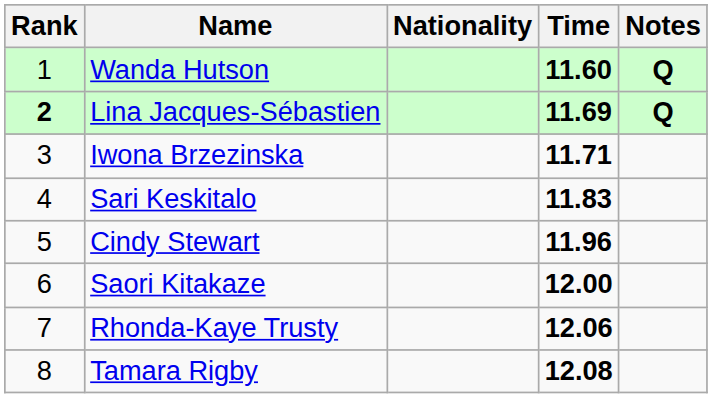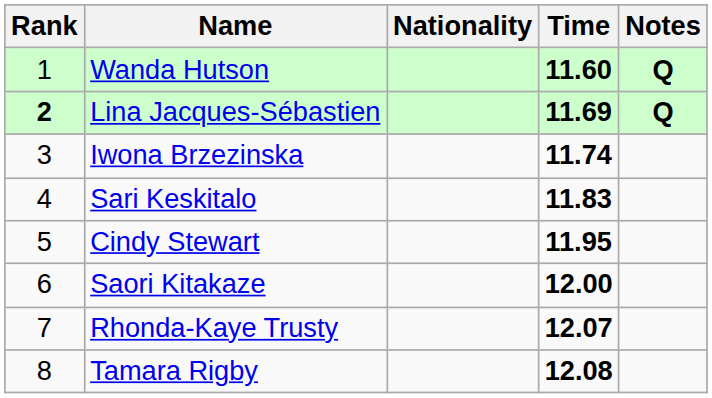(579, 155) 11.71 -> (579, 155) 11.74
(579, 241) 11.96 -> (579, 241) 11.95
(579, 328) 12.06 -> (579, 328) 12.07
